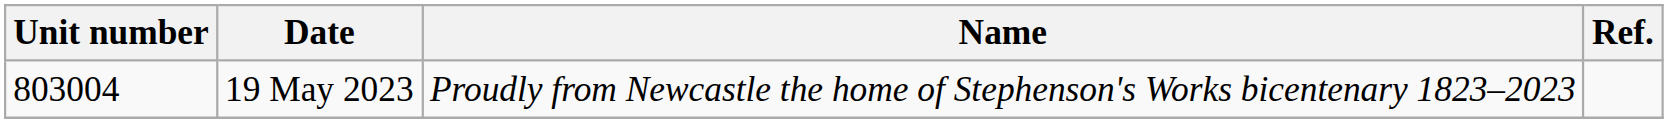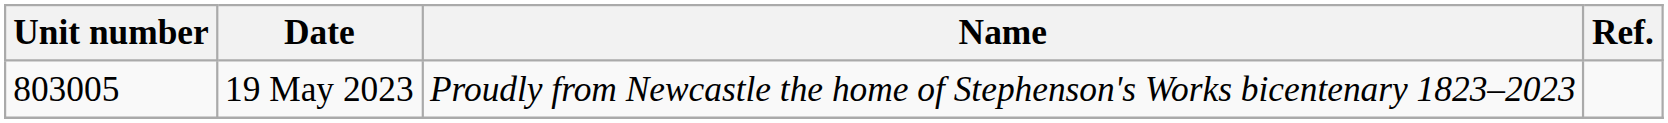(66, 88) 803004 -> (66, 88) 803005
